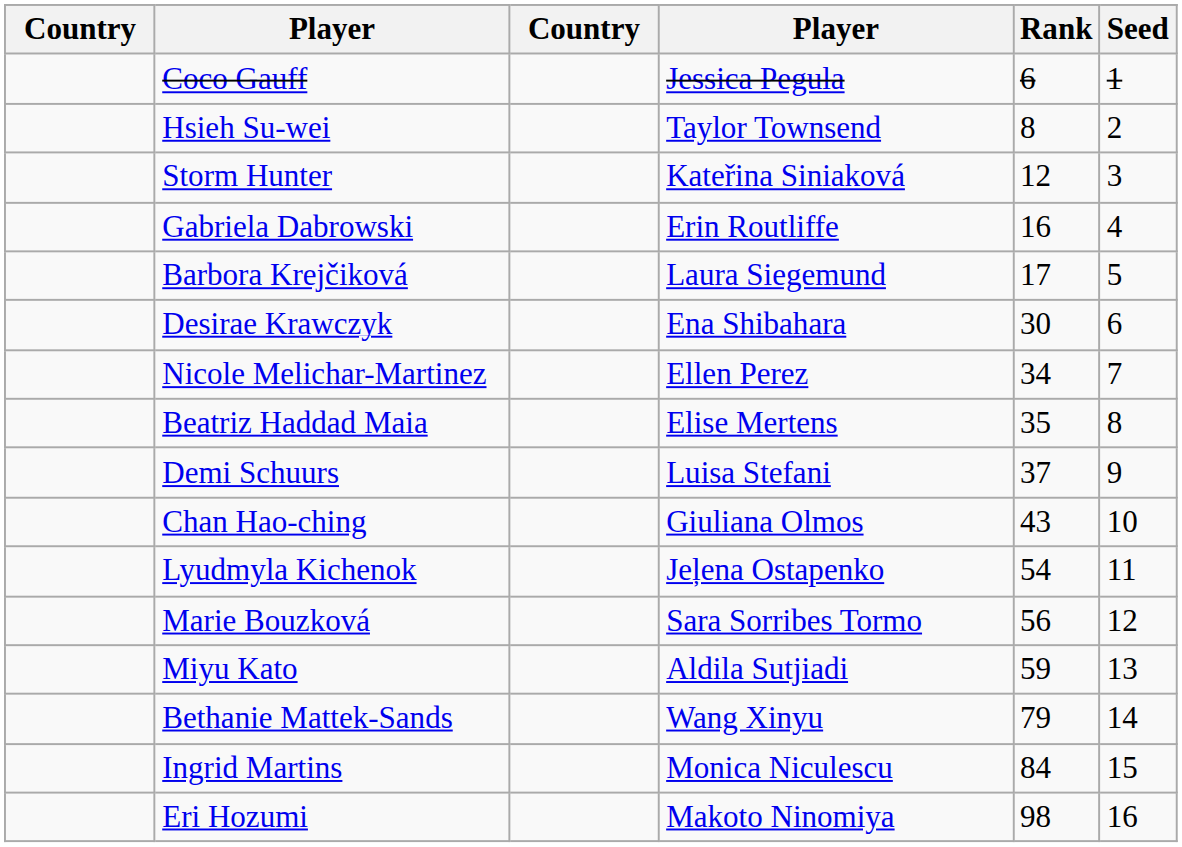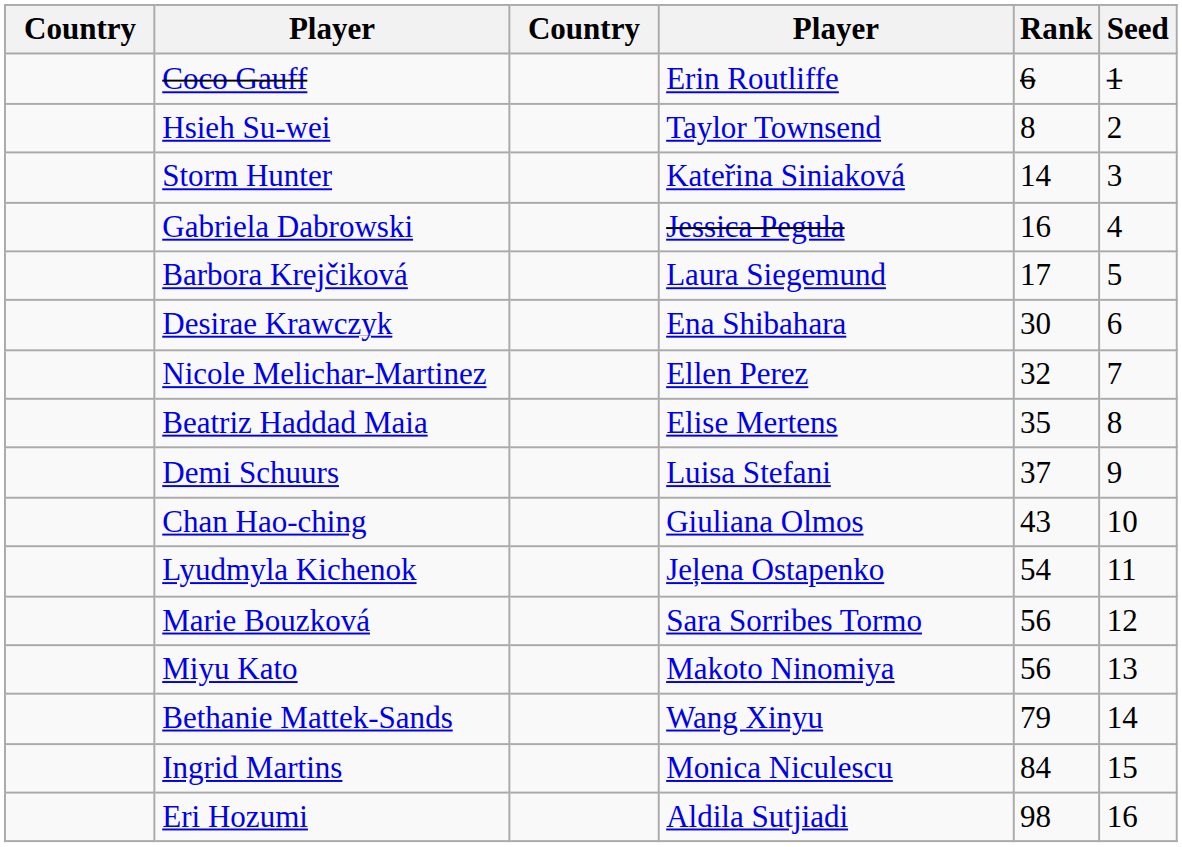(755, 78) Jessica Pegula -> (753, 78) Erin Routliffe
(1035, 176) 12 -> (1035, 176) 14
(753, 226) Erin Routliffe -> (755, 226) Jessica Pegula
(1035, 373) 34 -> (1035, 373) 32
(757, 669) Aldila Sutjiadi -> (780, 669) Makoto Ninomiya
(1035, 669) 59 -> (1035, 669) 56
(780, 816) Makoto Ninomiya -> (757, 816) Aldila Sutjiadi
